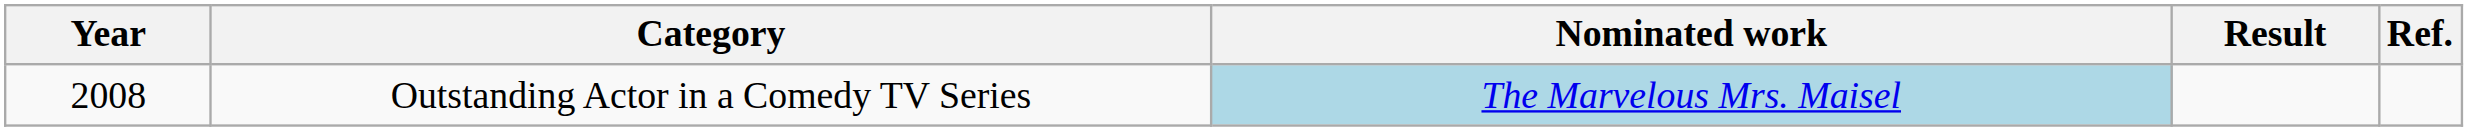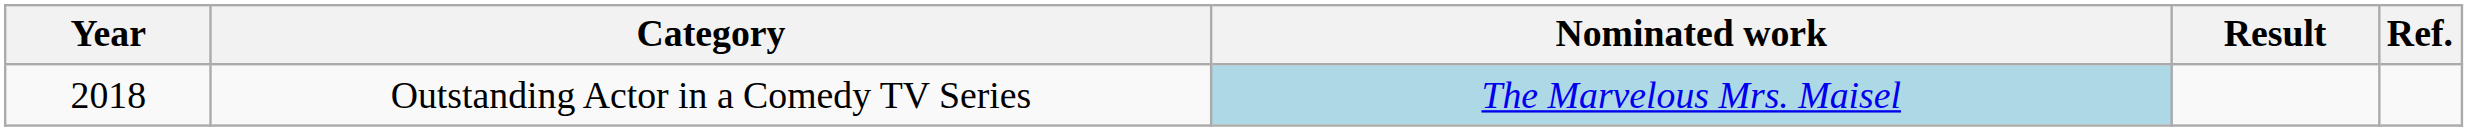(108, 94) 2008 -> (108, 94) 2018
